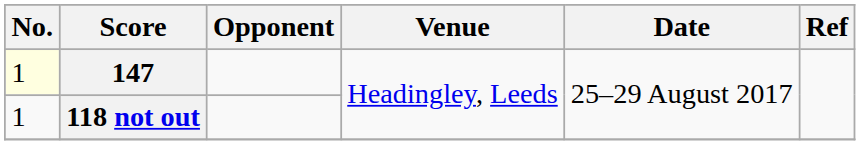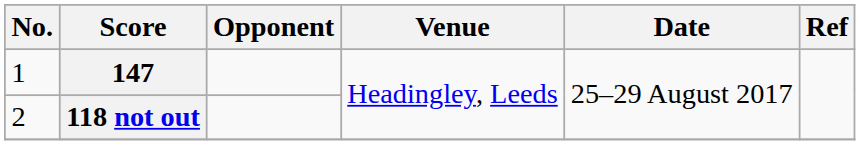(18, 71) lightyellow background -> (18, 71) no background
(18, 116) 1 -> (18, 116) 2
